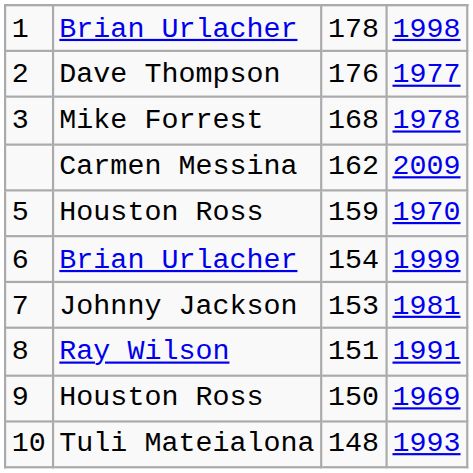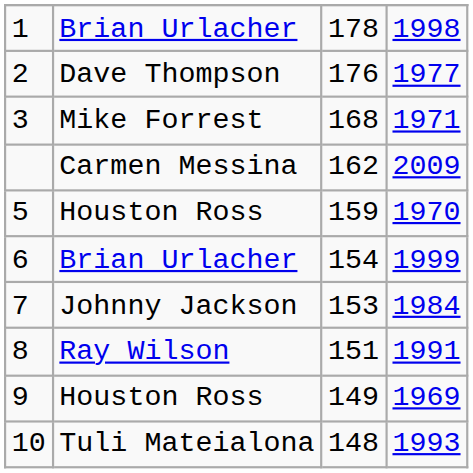(427, 121) 1978 -> (427, 121) 1971
(427, 305) 1981 -> (427, 305) 1984
(353, 398) 150 -> (353, 398) 149
